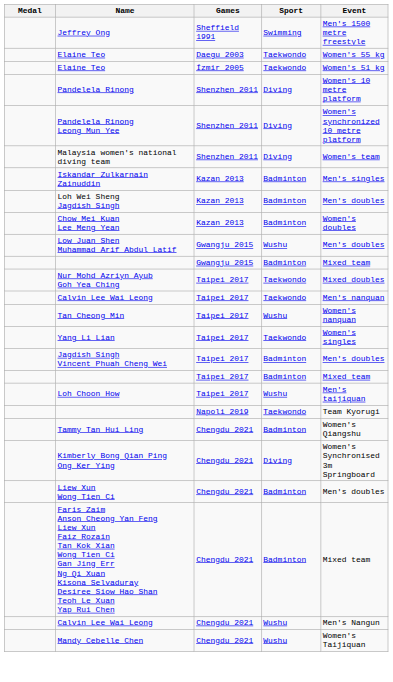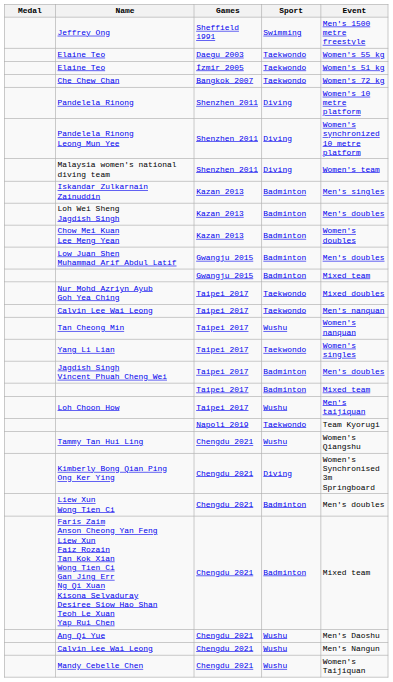+ row: (88, 81)
(275, 245) Wushu -> (285, 258) Badminton
(285, 429) Badminton -> (275, 442) Wushu
+ row: (81, 636)
